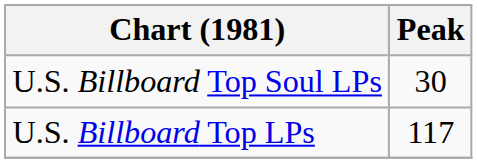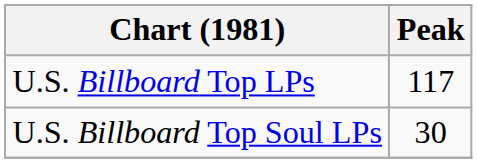rows swapped: (164, 132) <-> (197, 81)
